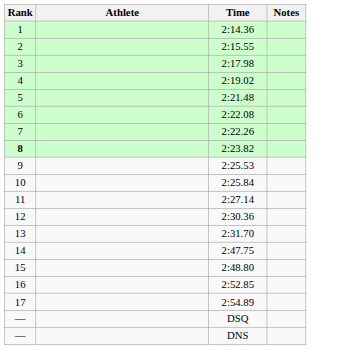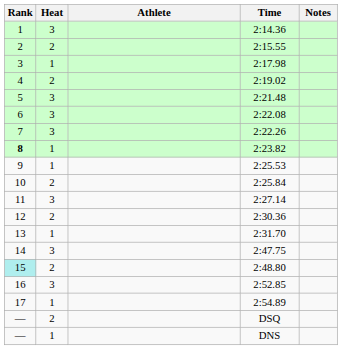+ column: (52, 13)
(20, 268) no background -> (20, 268) paleturquoise background
